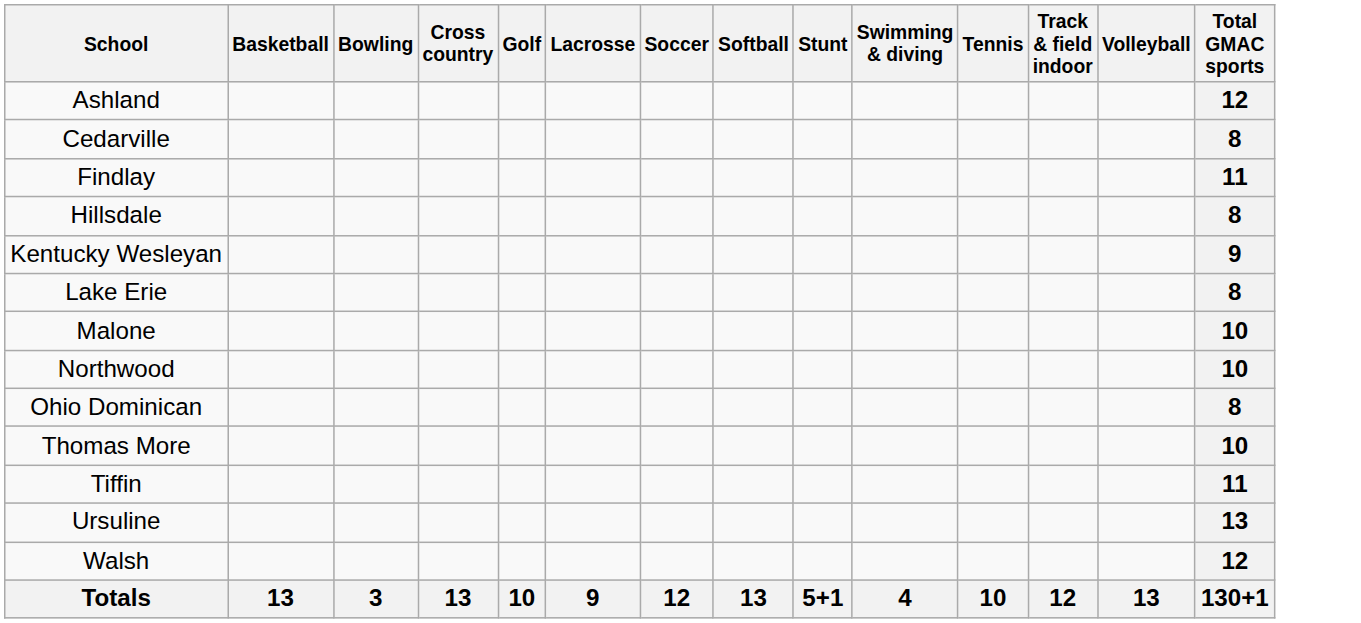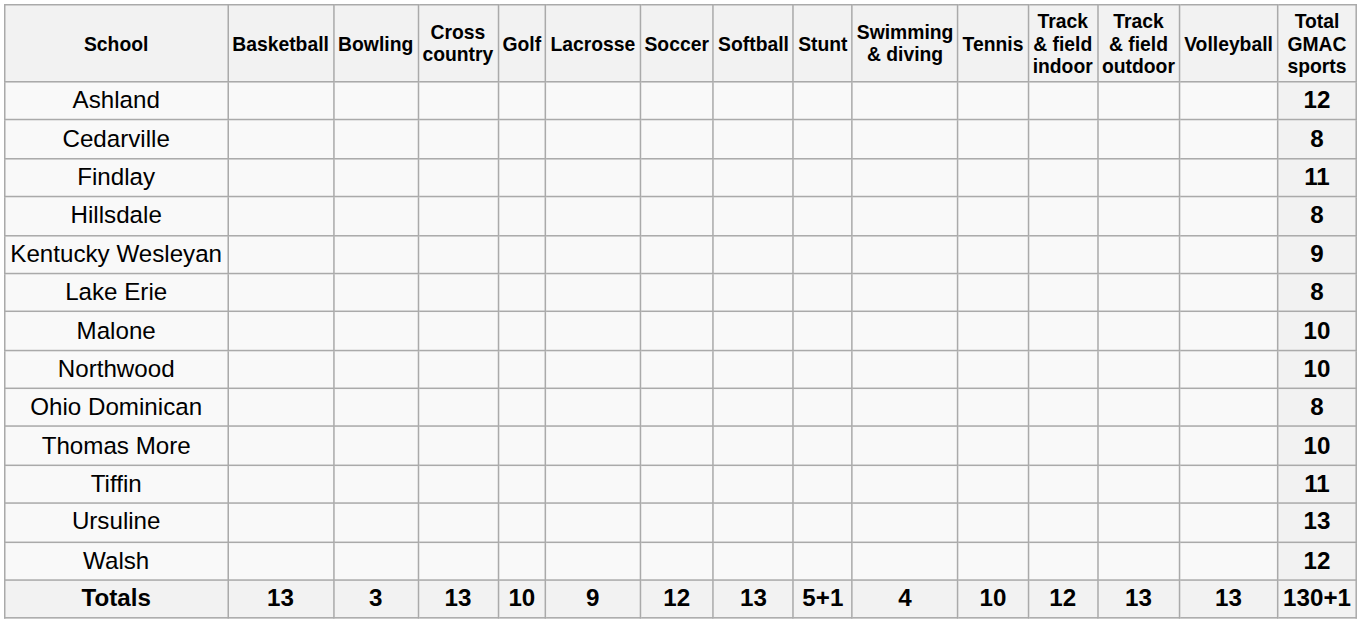+ column: (1138, 43)
